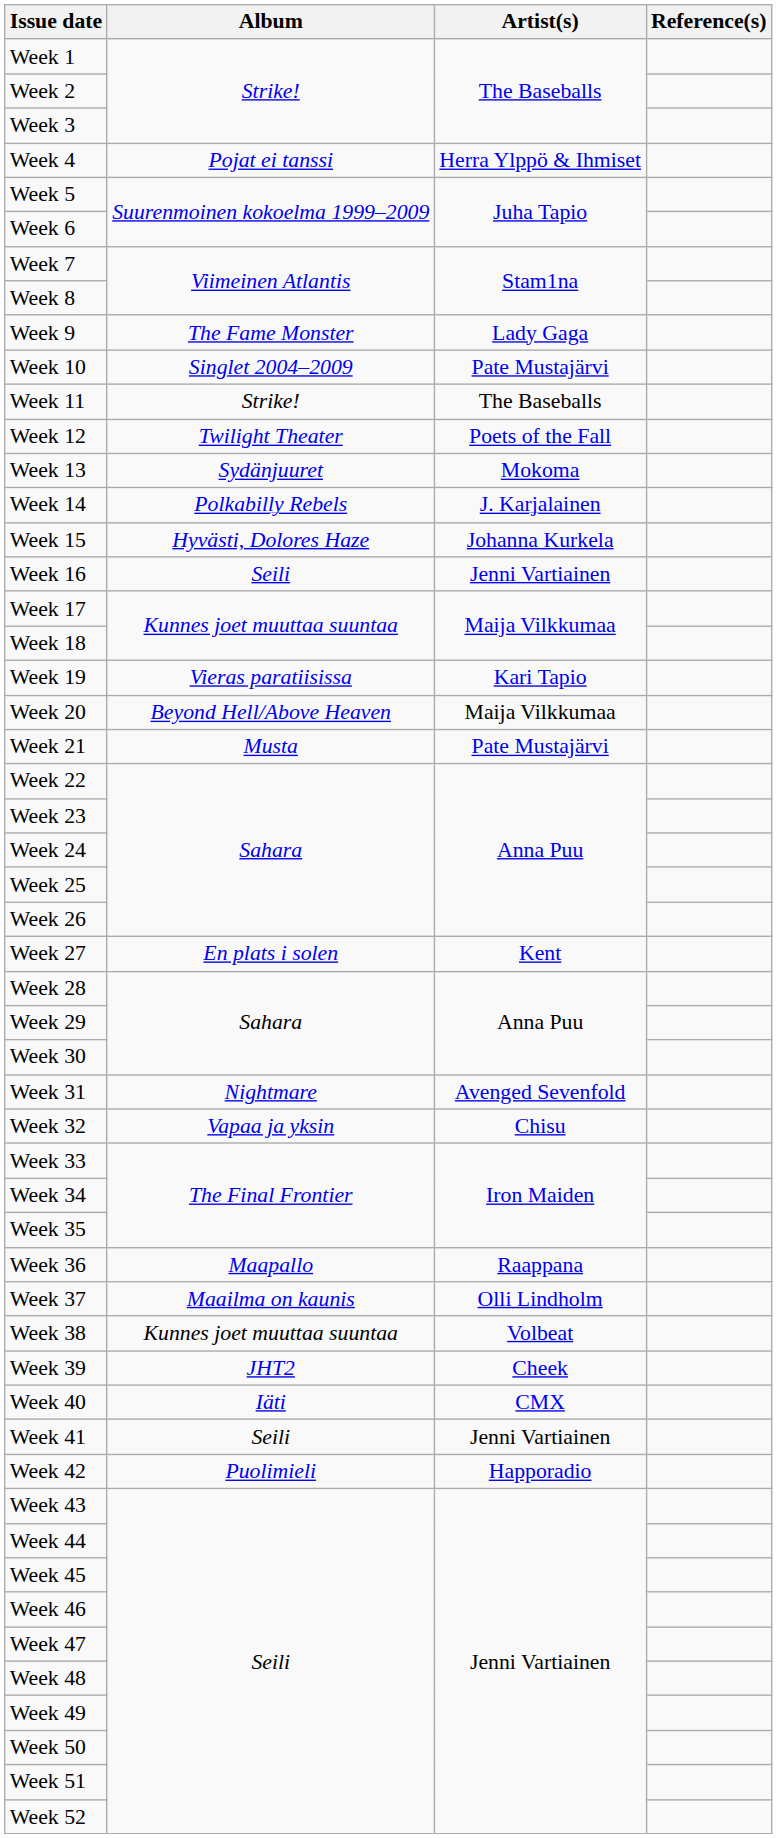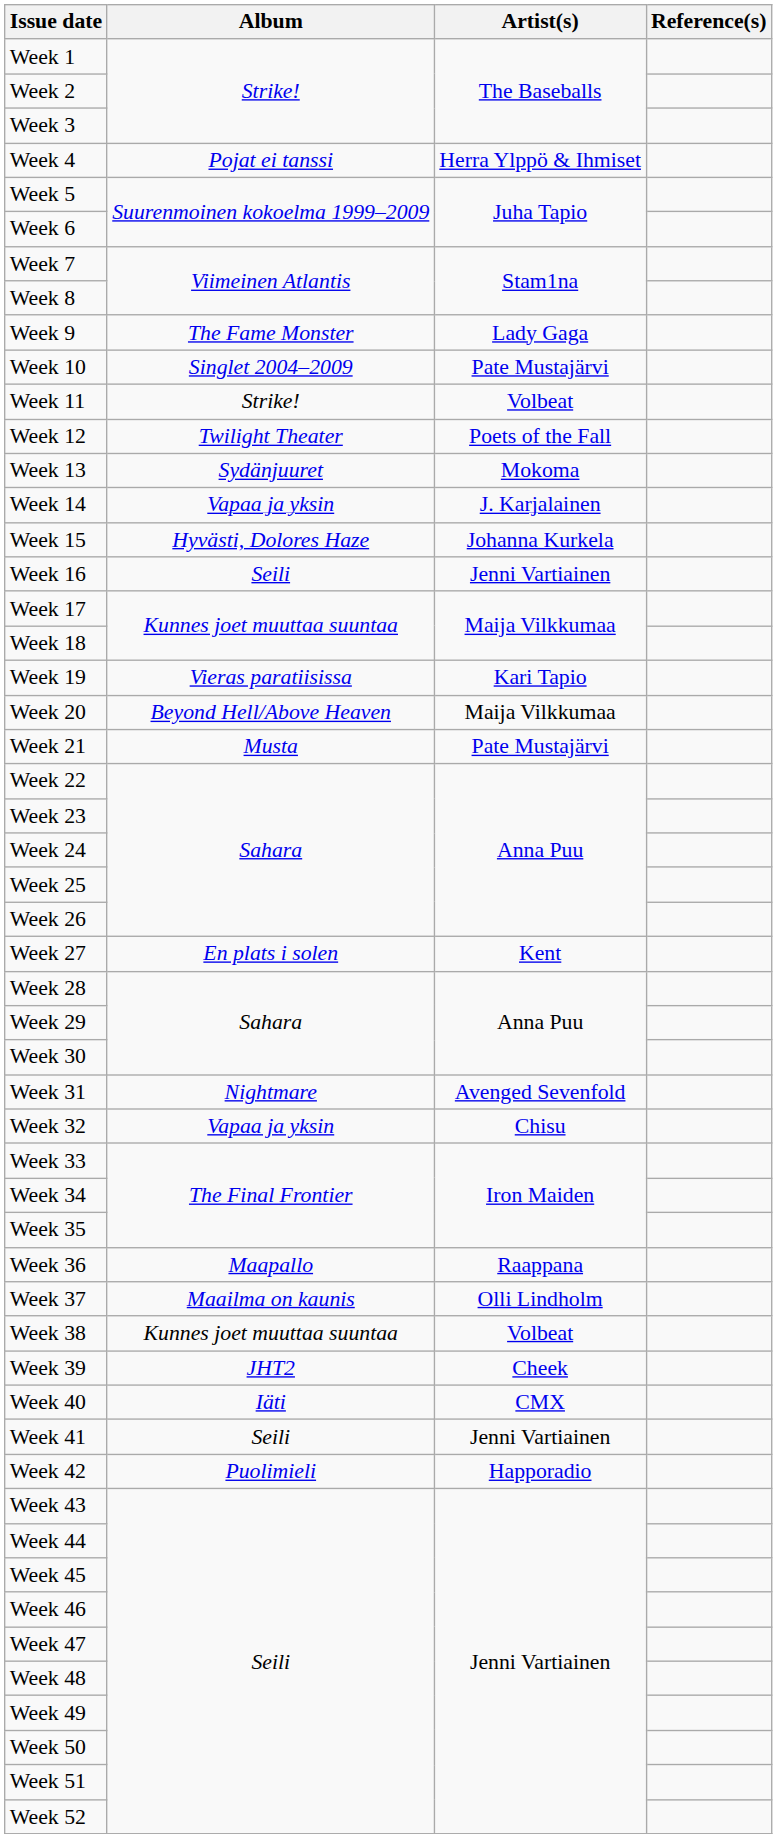(540, 401) The Baseballs -> (540, 401) Volbeat
(271, 504) Polkabilly Rebels -> (271, 504) Vapaa ja yksin
